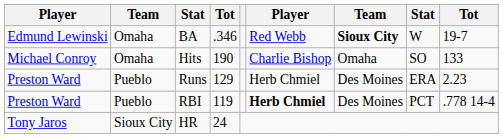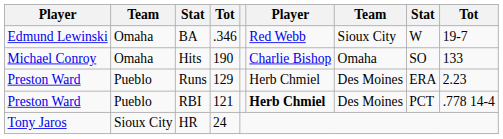(368, 36) bold -> (367, 36) normal
(223, 101) 119 -> (223, 101) 121
